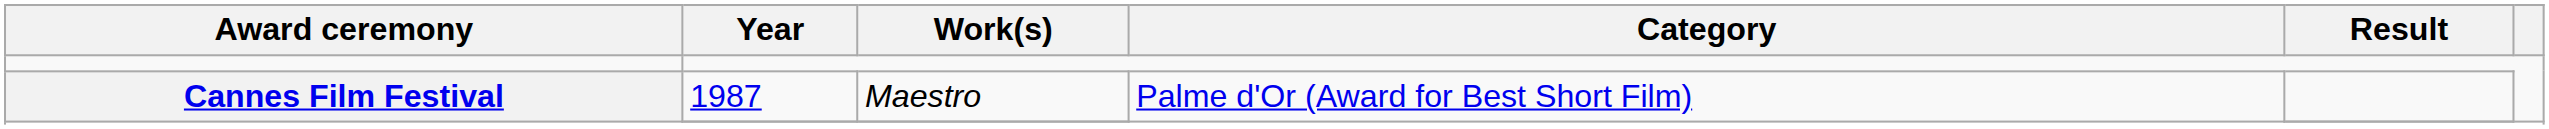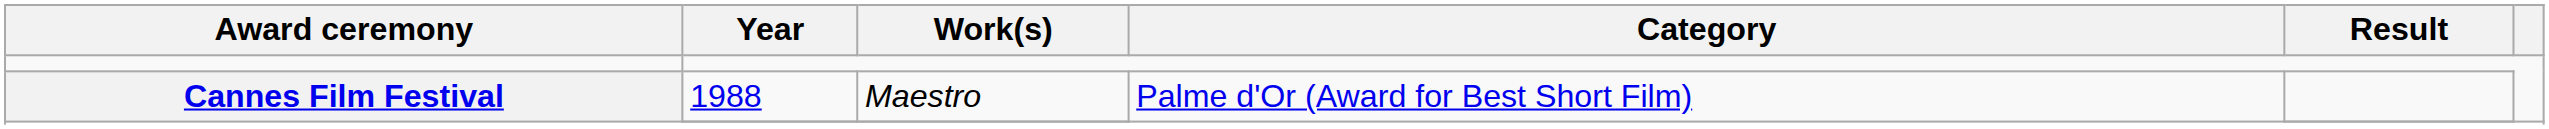(726, 95) 1987 -> (726, 95) 1988
